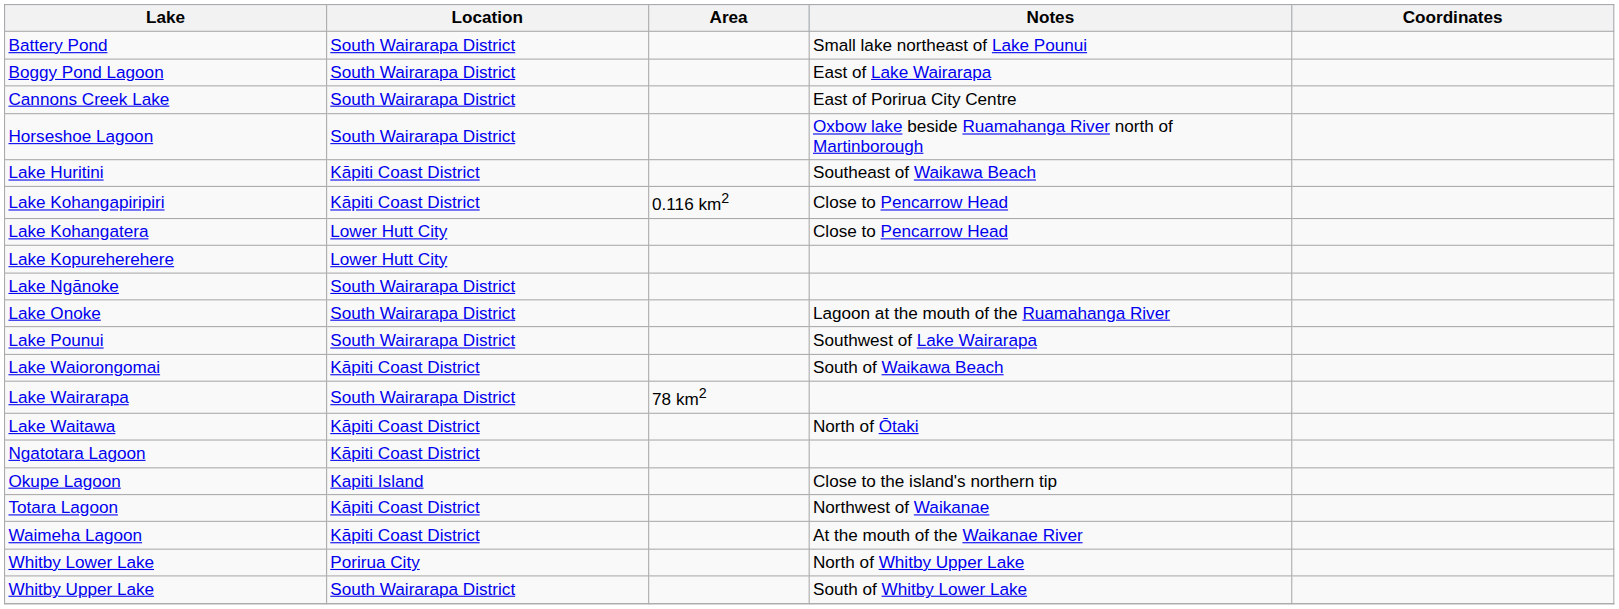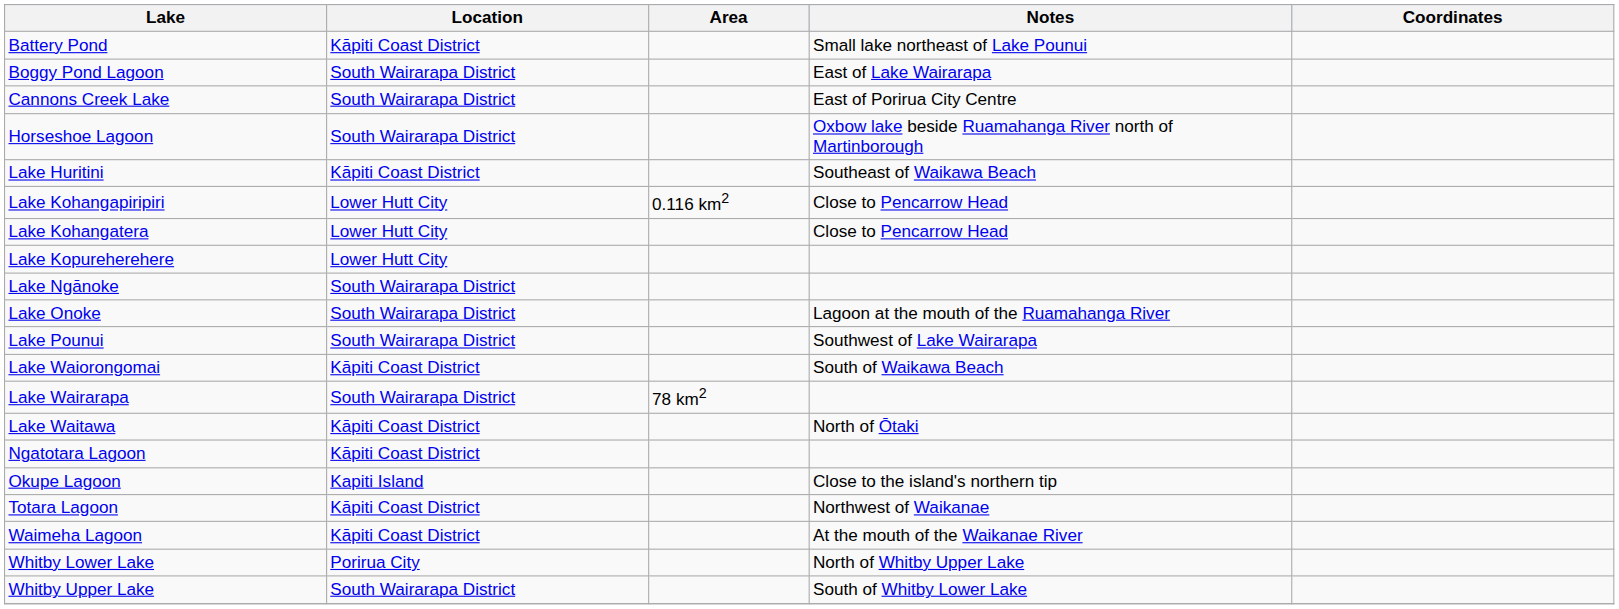(423, 45) South Wairarapa District -> (405, 45) Kāpiti Coast District
(405, 202) Kāpiti Coast District -> (389, 202) Lower Hutt City
